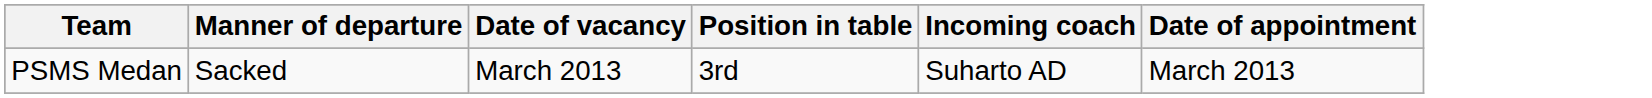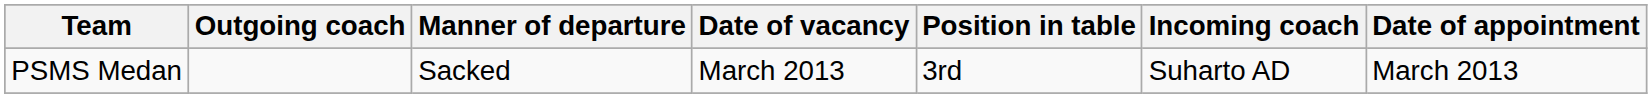+ column: (300, 26)
